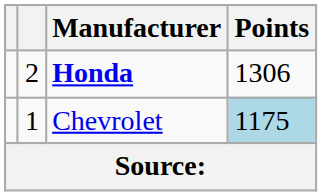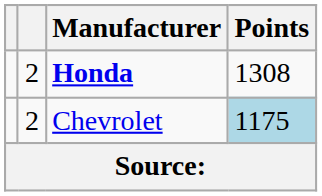(262, 73) 1306 -> (262, 73) 1308
(32, 119) 1 -> (32, 119) 2
